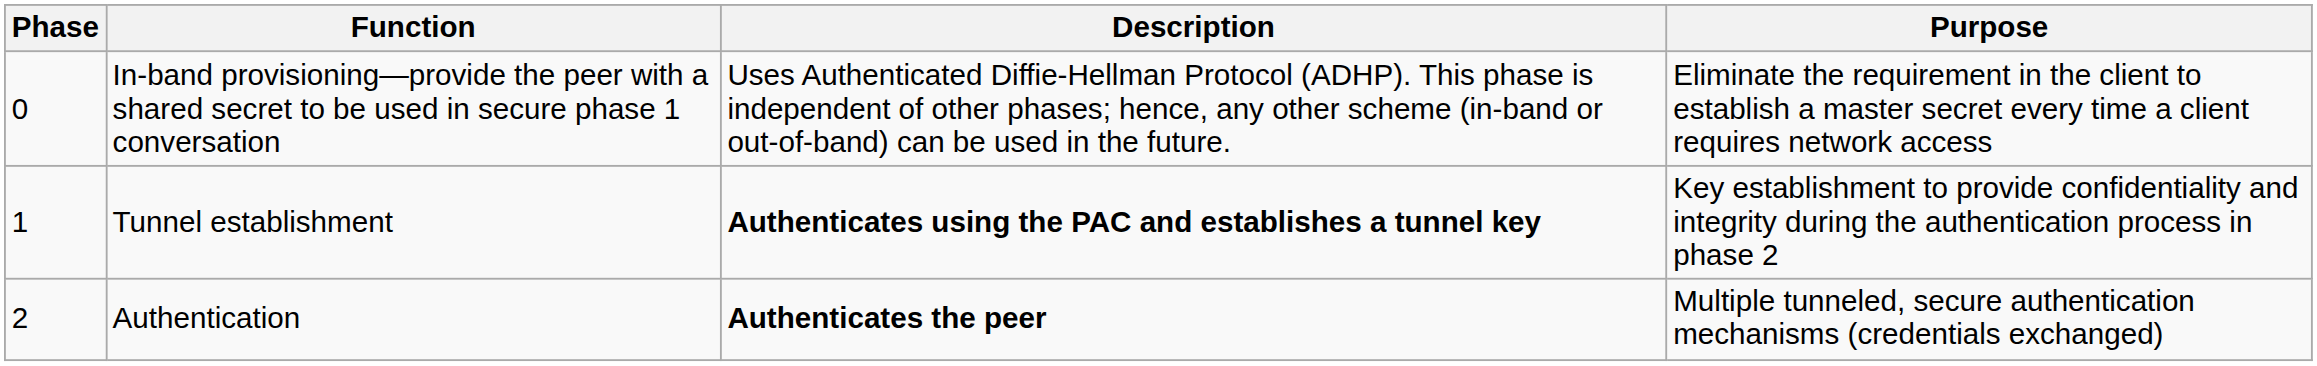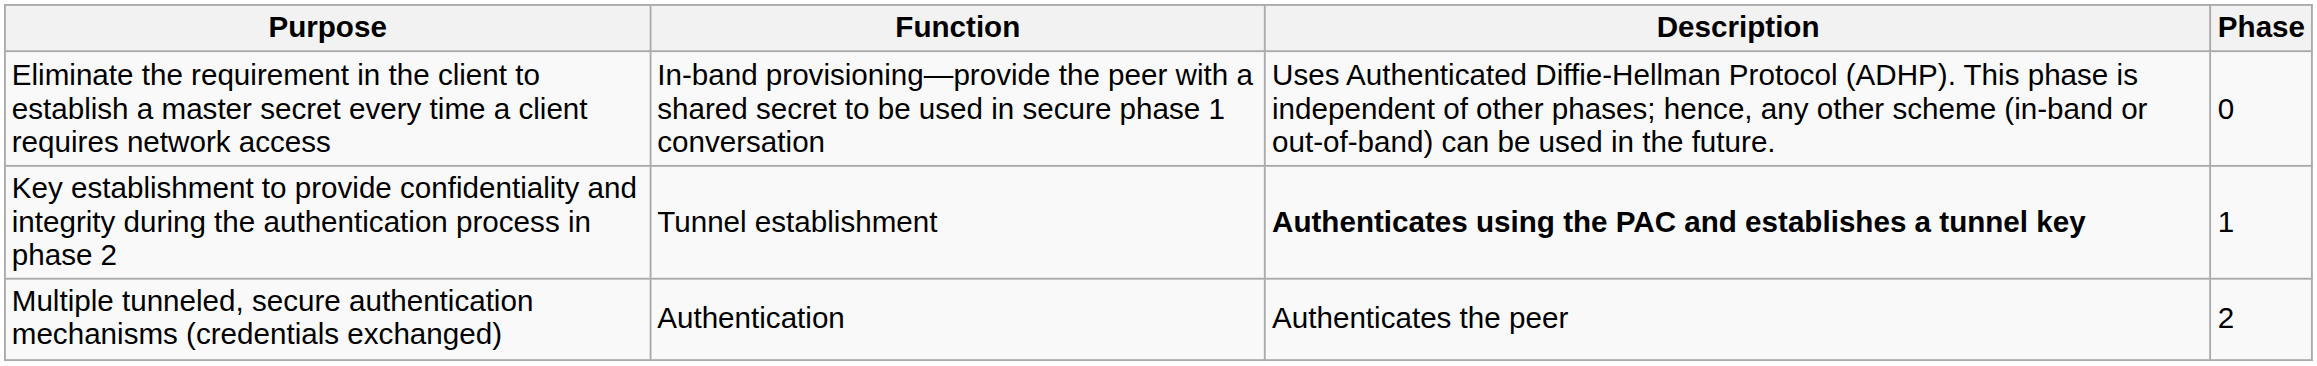columns swapped: (55, 27) <-> (1989, 27)
(887, 318) bold -> (1420, 318) normal
